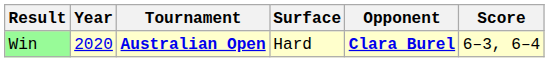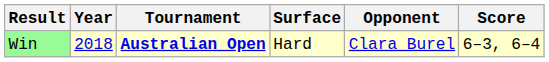(94, 44) 2020 -> (94, 44) 2018
(402, 44) bold -> (402, 44) normal
